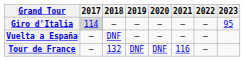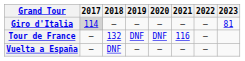(228, 24) 95 -> (228, 24) 81
rows swapped: (42, 50) <-> (42, 37)
